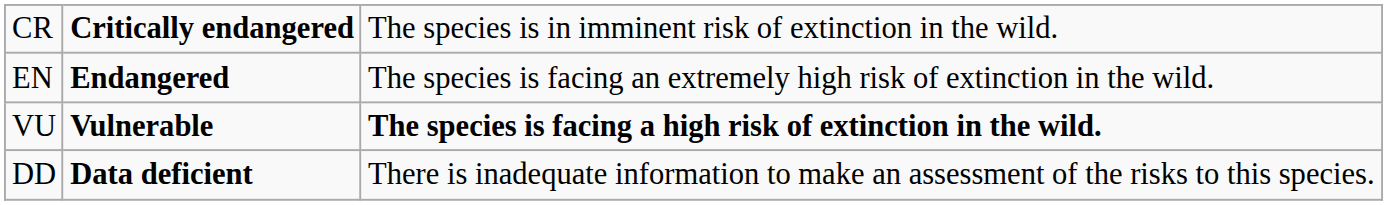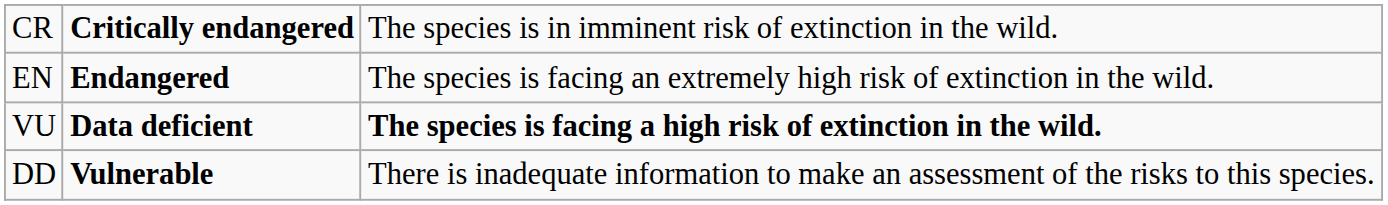(142, 125) Vulnerable -> (161, 125) Data deficient
(161, 174) Data deficient -> (142, 174) Vulnerable
